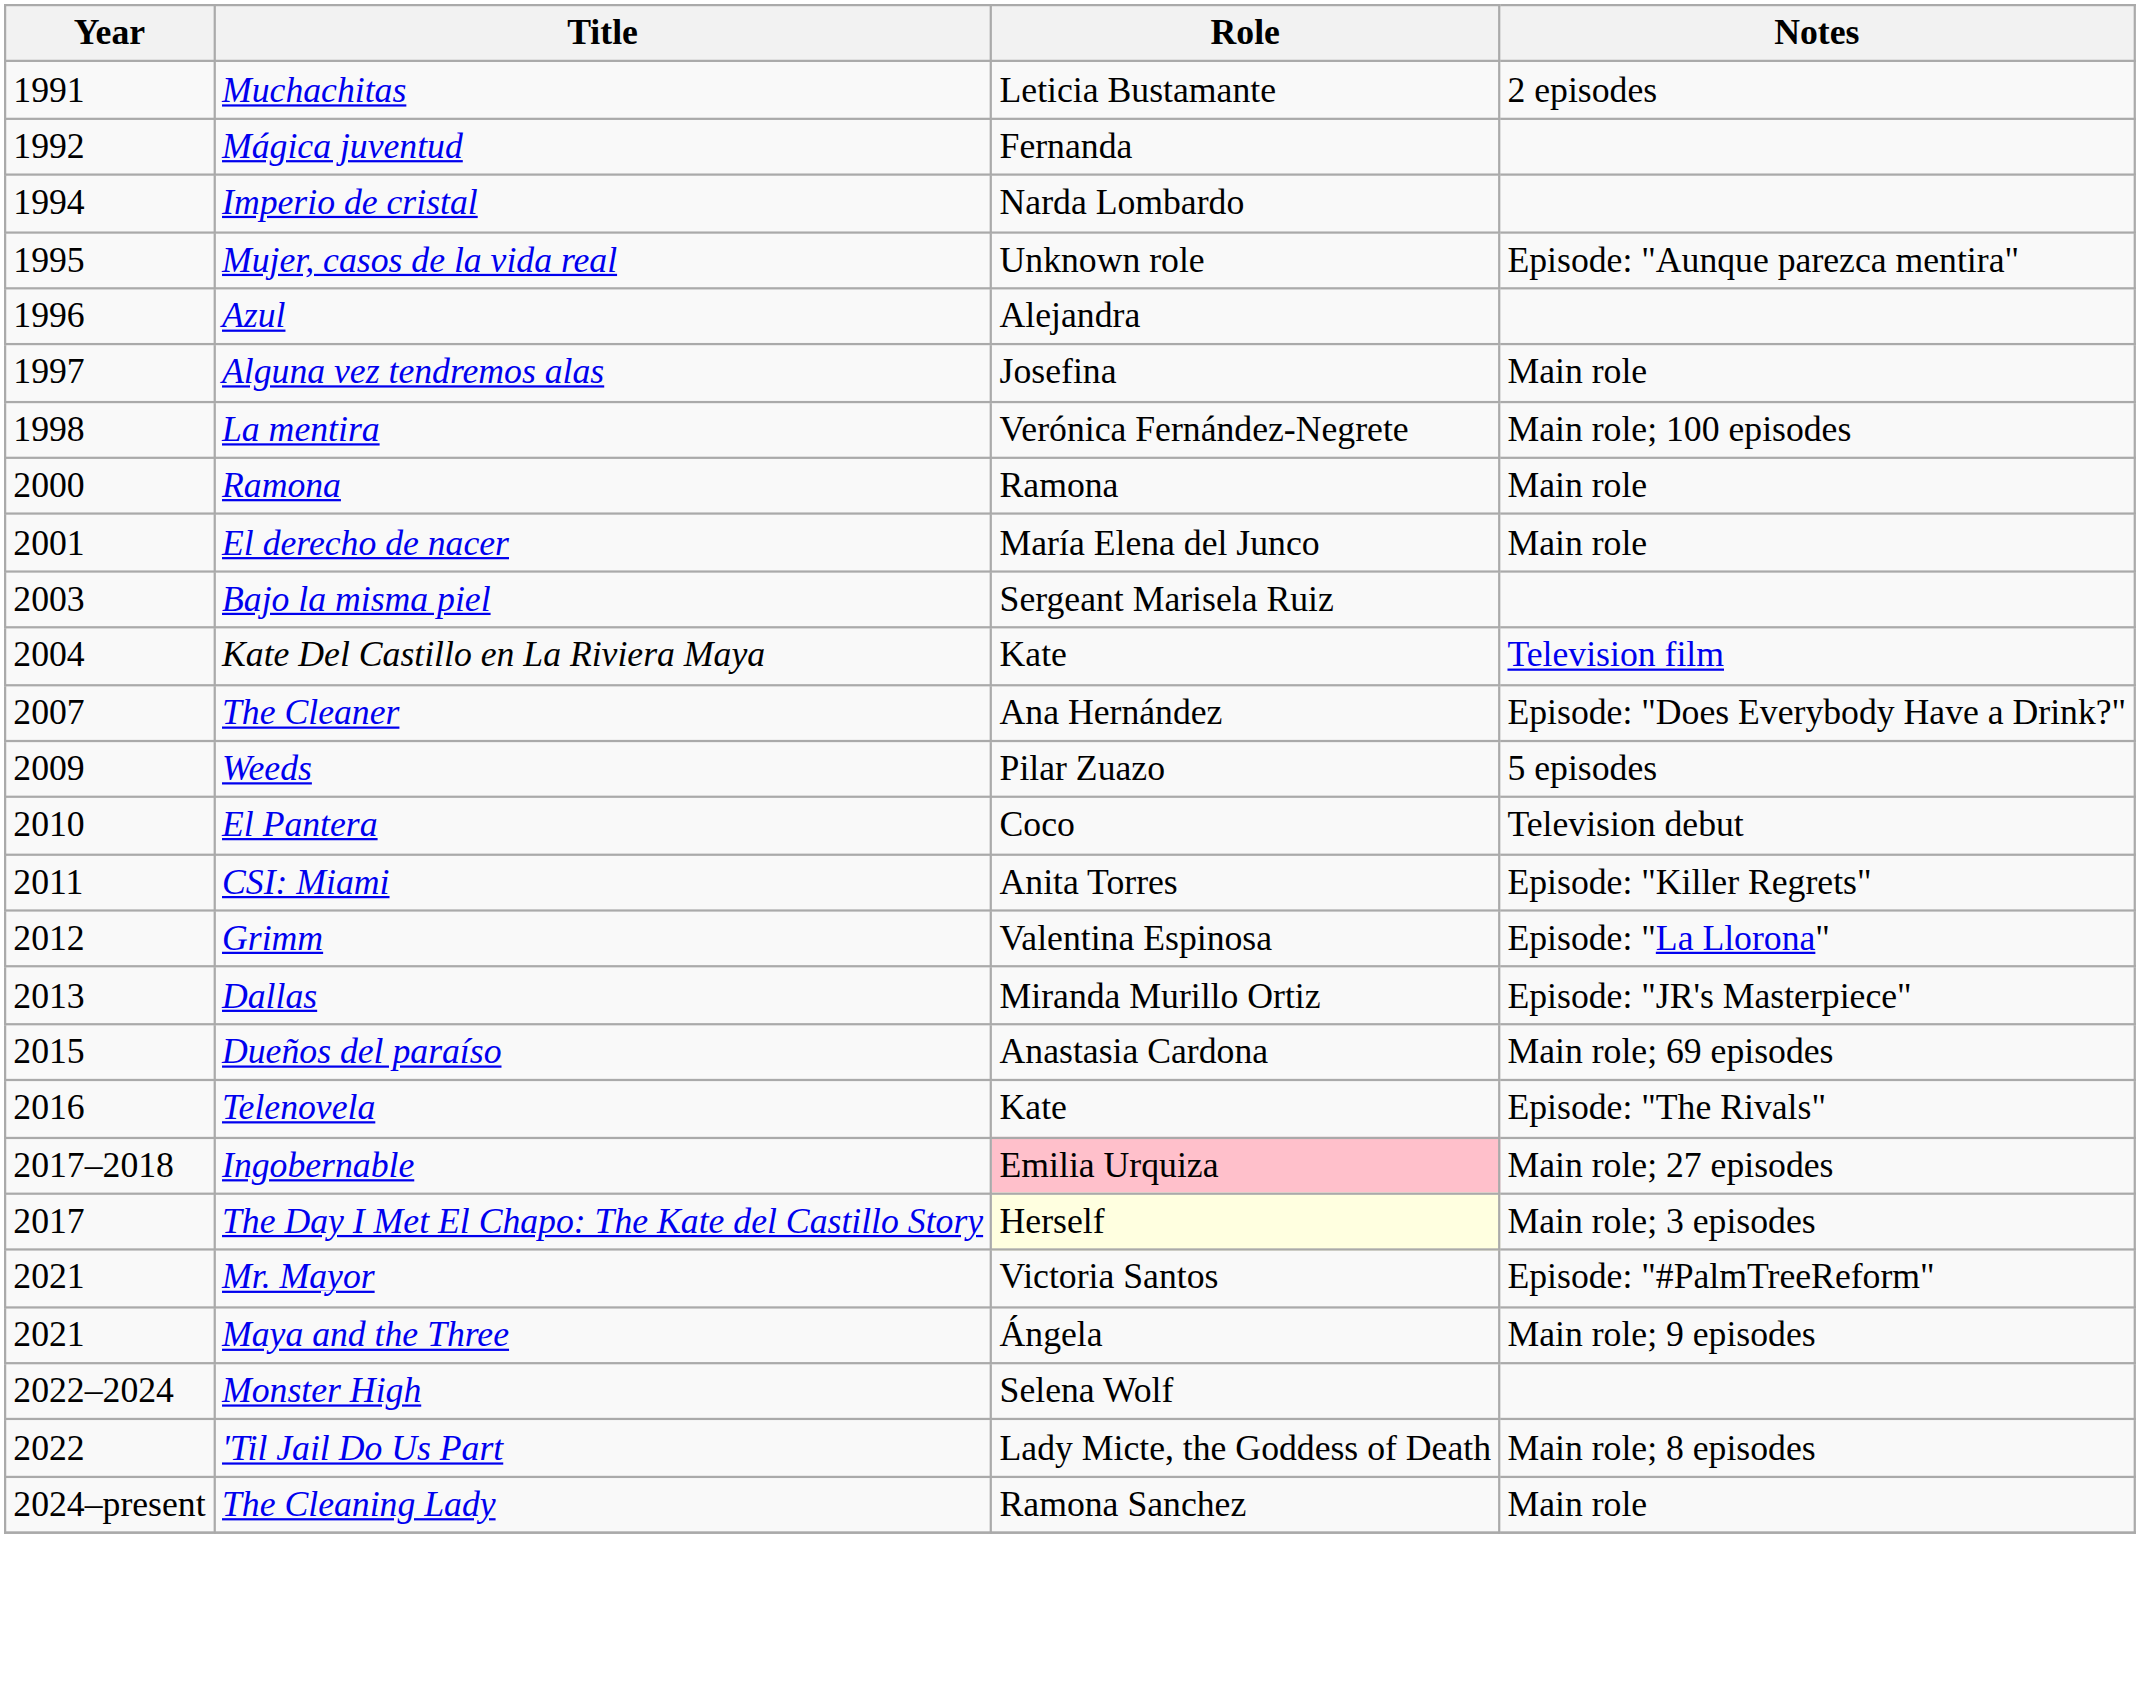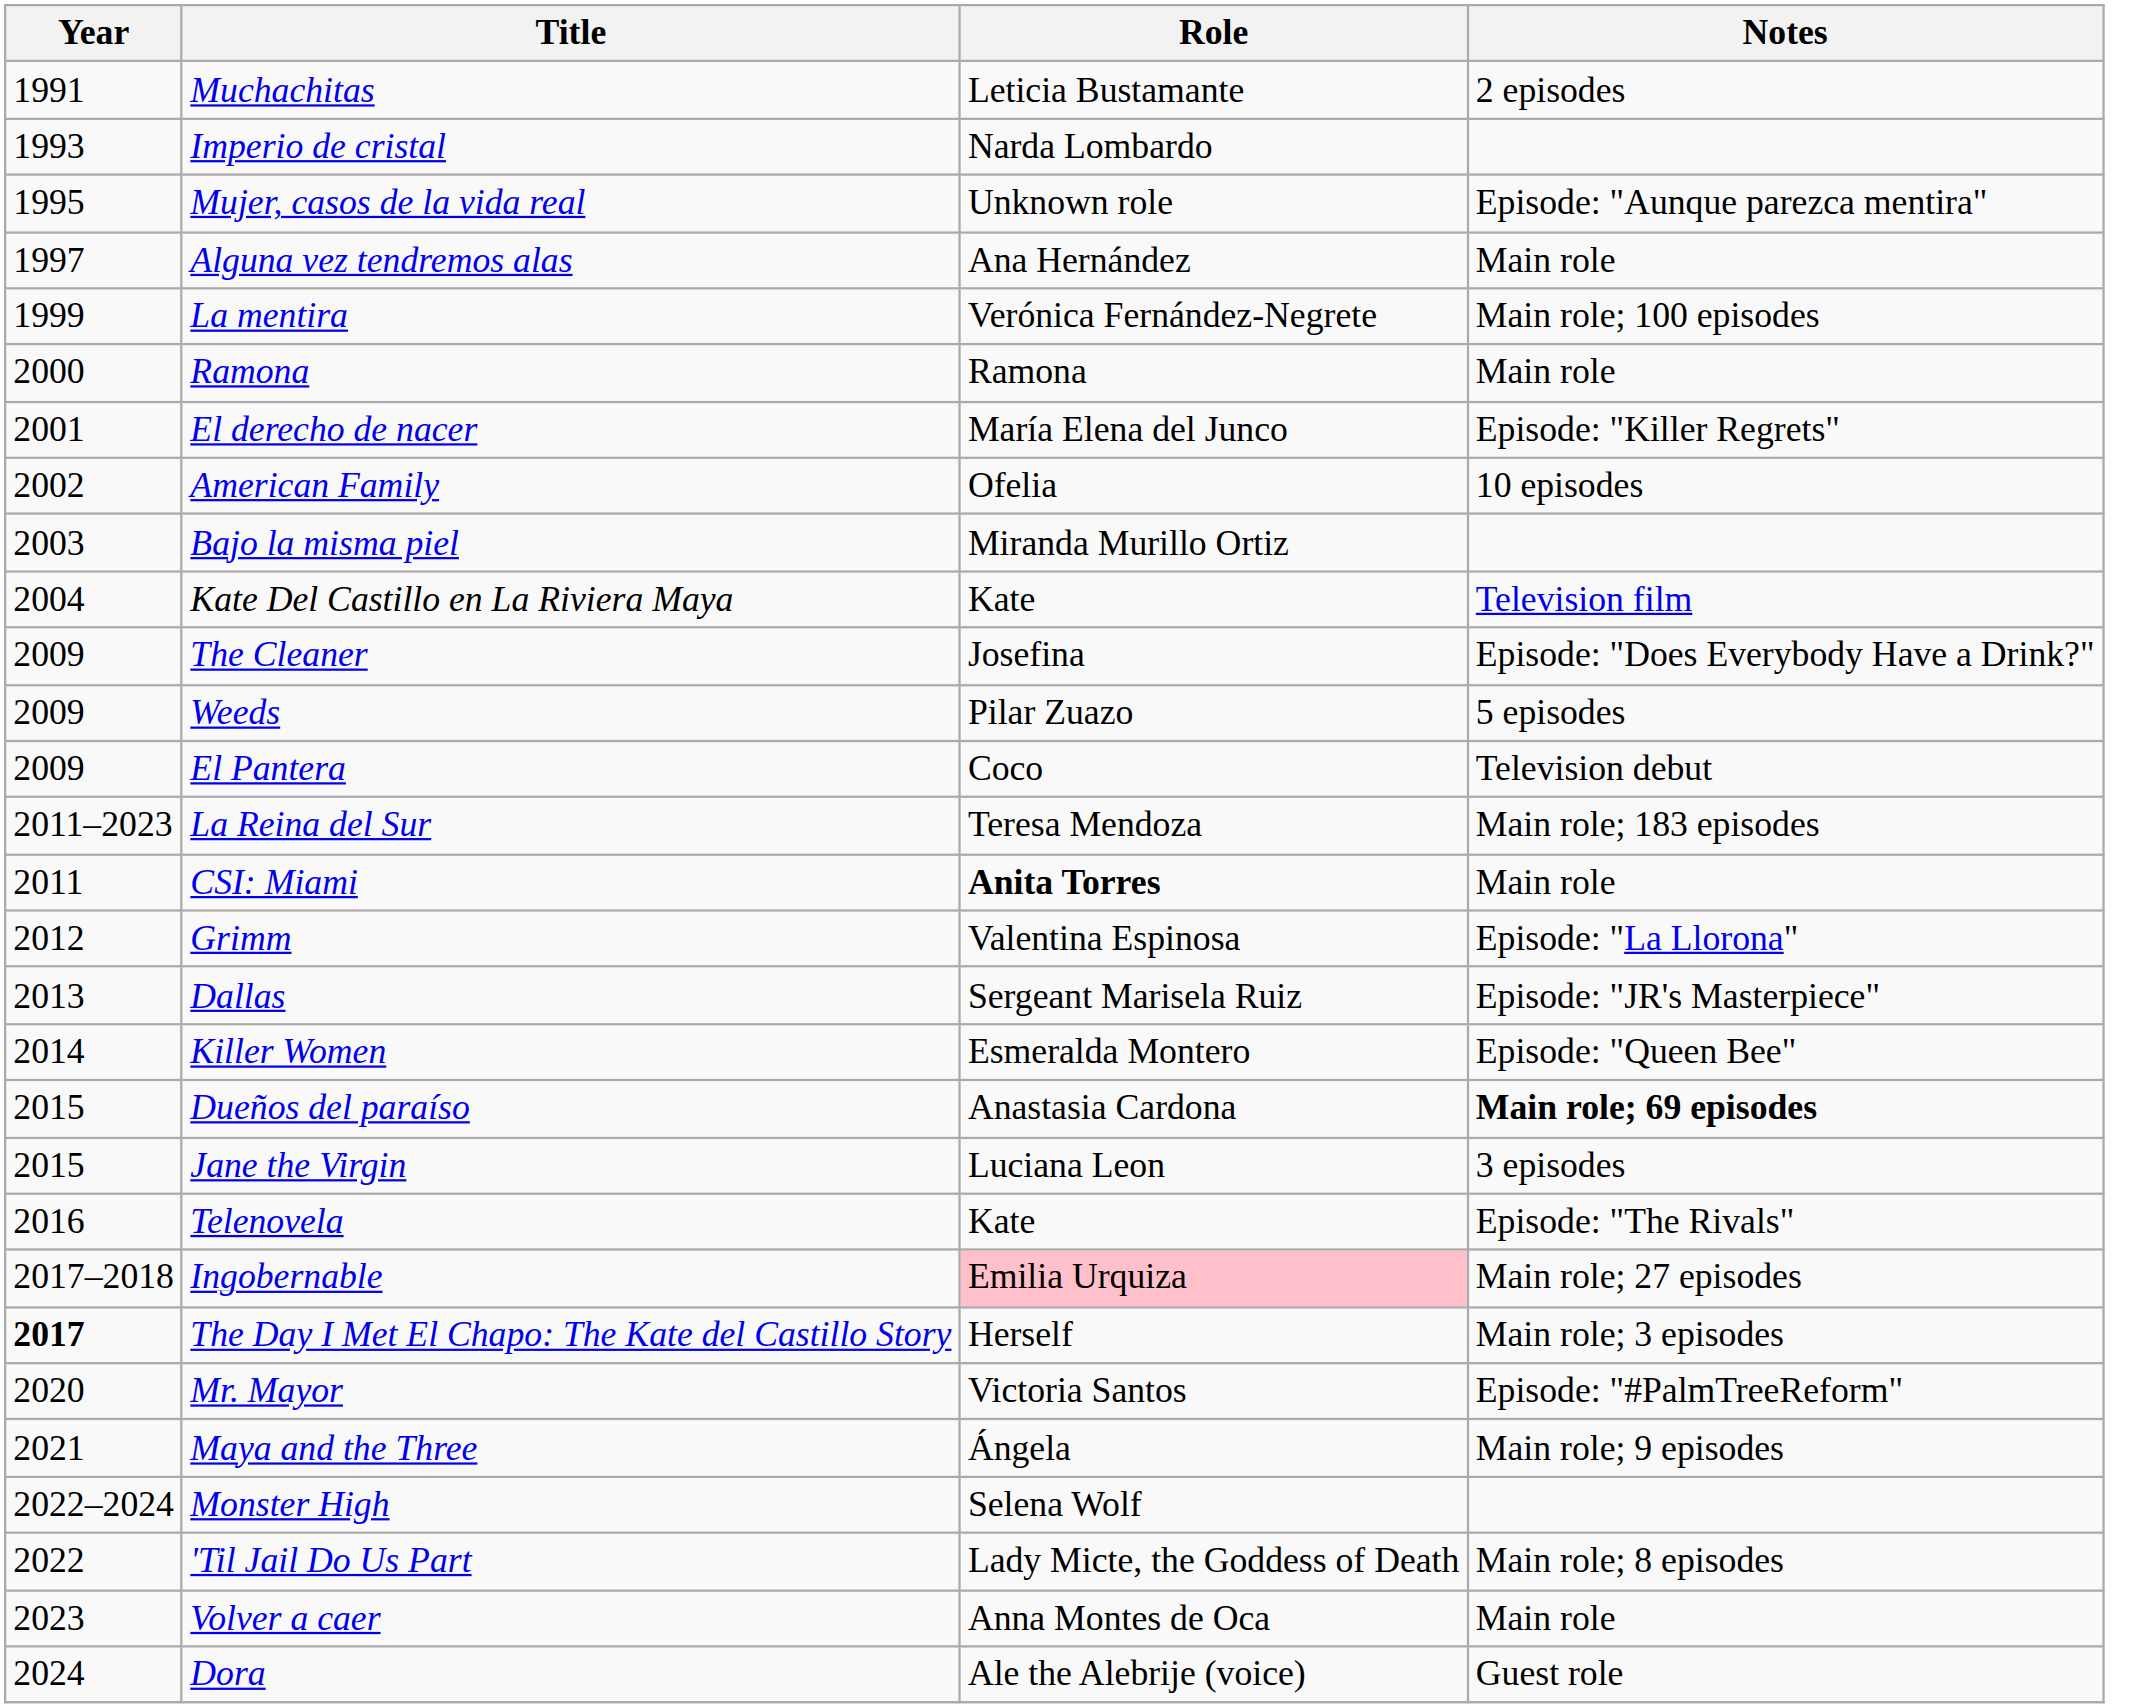- row: (342, 145)
(49, 202) 1994 -> (49, 145) 1993
- row: (254, 315)
(1058, 372) Josefina -> (1079, 259) Ana Hernández
(49, 428) 1998 -> (49, 315) 1999
(1577, 542) Main role -> (1658, 428) Episode: "Killer Regrets"
+ row: (315, 485)
(1167, 598) Sergeant Marisela Ruiz -> (1128, 542) Miranda Murillo Ortiz
(49, 711) 2007 -> (49, 655) 2009
(1111, 711) Ana Hernández -> (1026, 655) Josefina
(49, 825) 2010 -> (49, 768) 2009
+ row: (311, 825)
(1089, 881) normal -> (1064, 881) bold
(1689, 881) Episode: "Killer Regrets" -> (1546, 881) Main role
(1160, 994) Miranda Murillo Ortiz -> (1135, 994) Sergeant Marisela Ruiz
+ row: (288, 1051)
(1670, 1051) normal -> (1646, 1107) bold
+ row: (298, 1164)
(49, 1221) normal -> (49, 1334) bold
(1052, 1221) lightyellow background -> (1020, 1334) no background
(49, 1277) 2021 -> (49, 1390) 2020
+ row: (285, 1617)
+ row: (228, 1673)
- row: (359, 1504)
